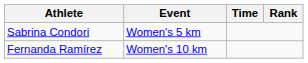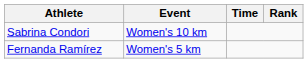(163, 32) Women's 5 km -> (167, 32) Women's 10 km
(167, 50) Women's 10 km -> (163, 50) Women's 5 km
